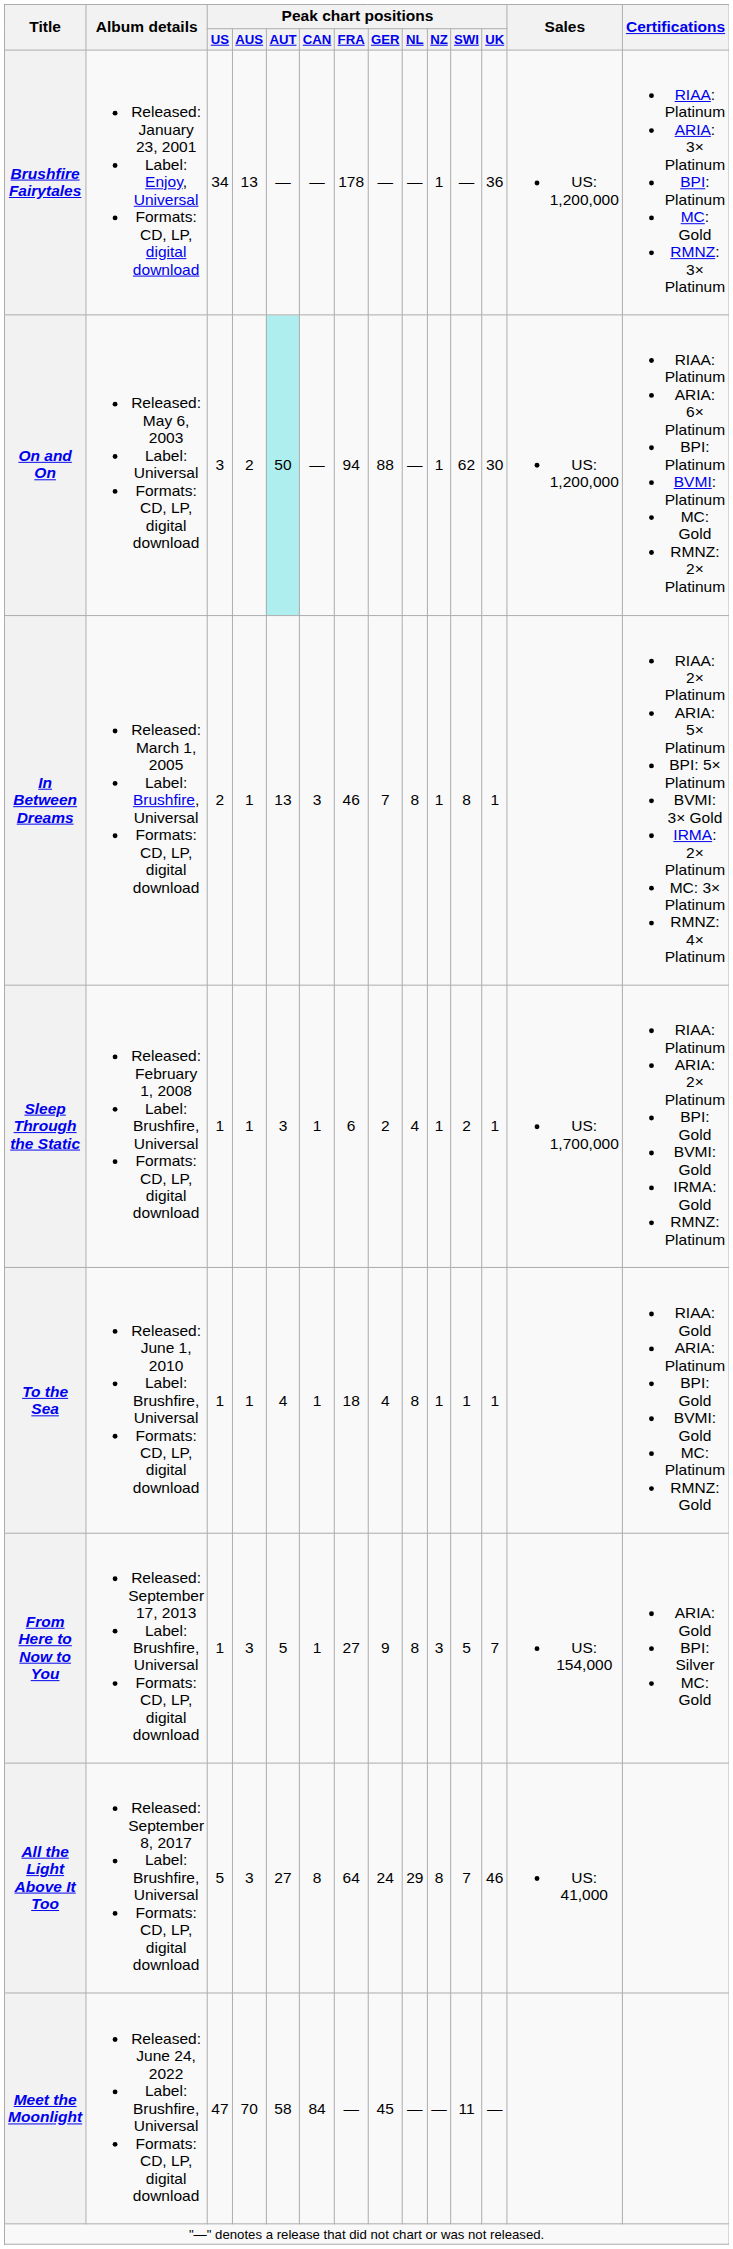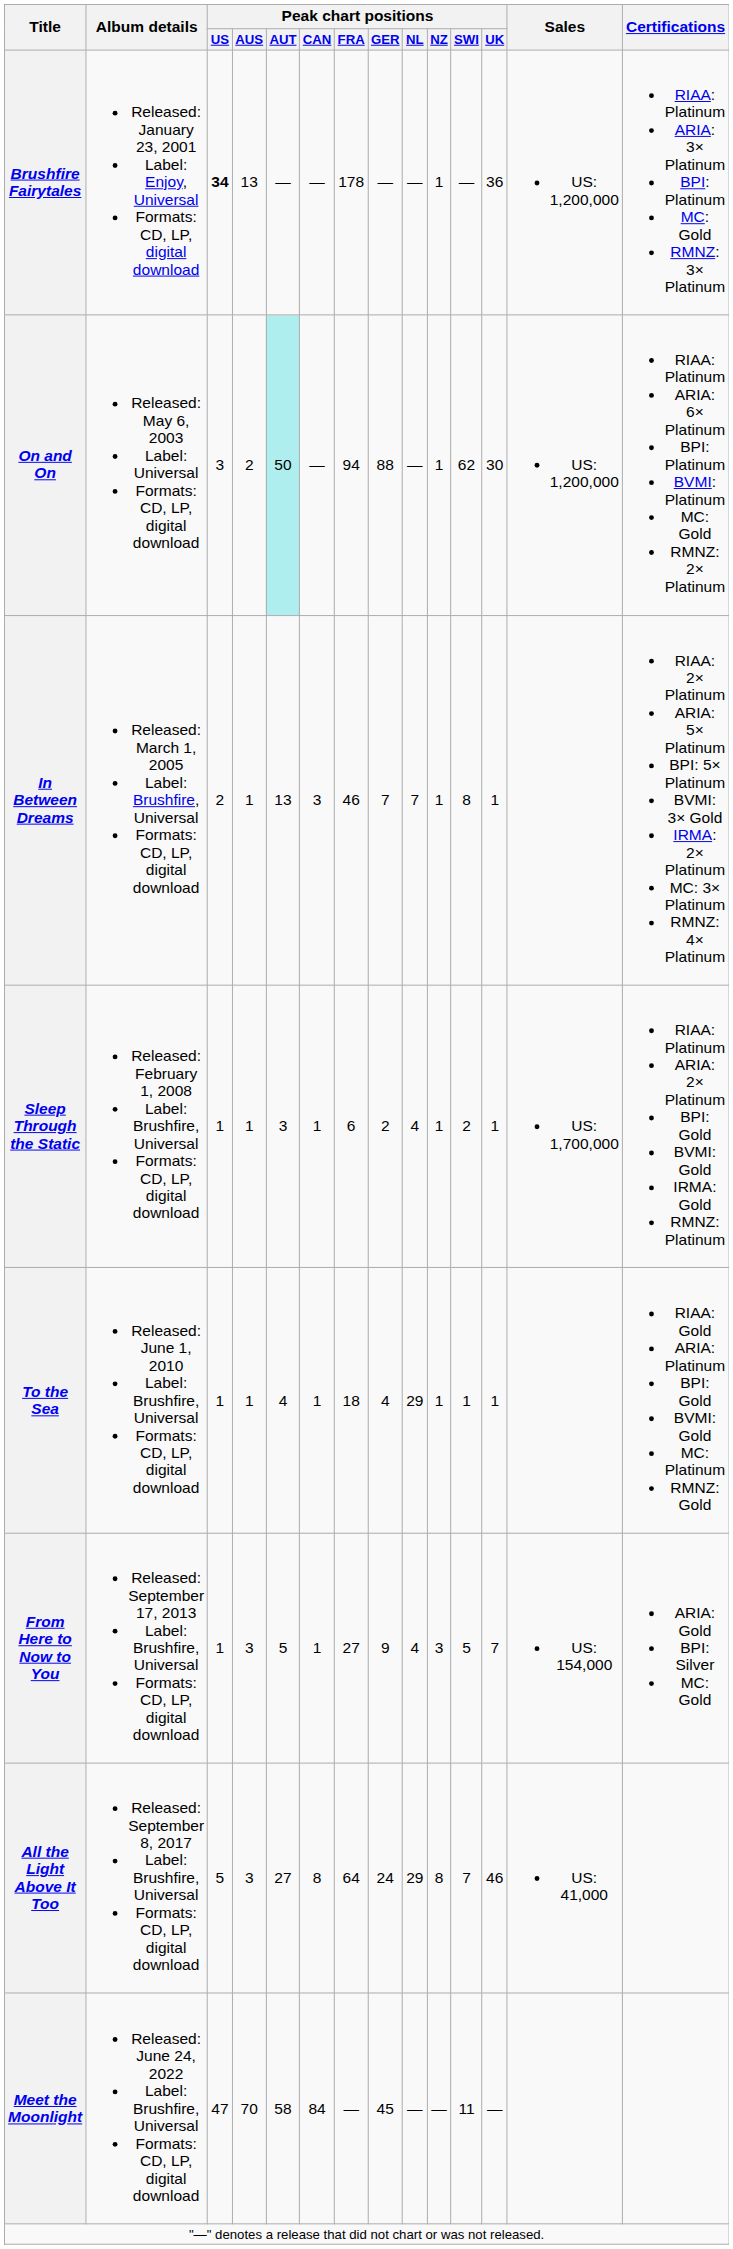(220, 182) normal -> (220, 182) bold
(415, 800) 8 -> (415, 800) 7
(415, 1400) 8 -> (415, 1400) 29
(415, 1648) 8 -> (415, 1648) 4
